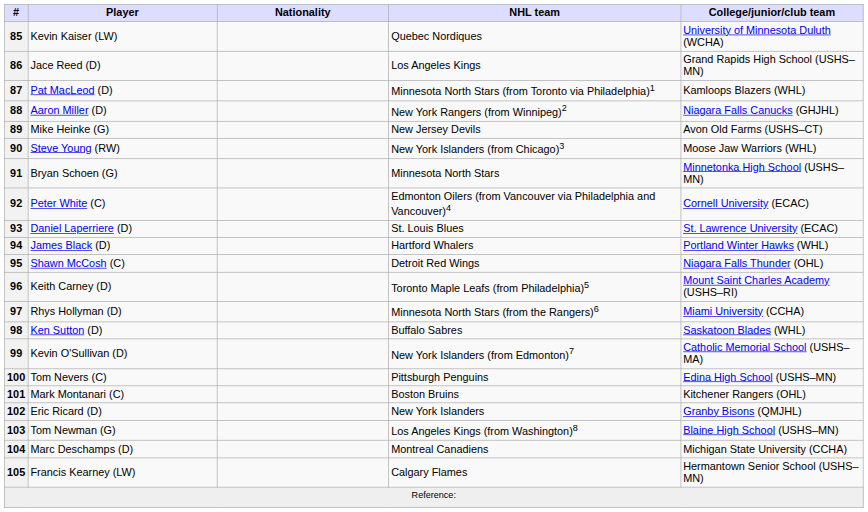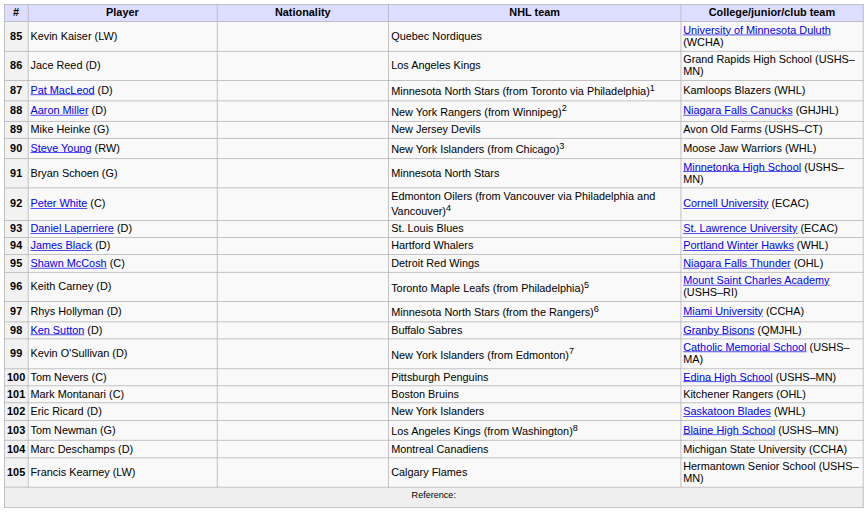(744, 330) Saskatoon Blades (WHL) -> (742, 330) Granby Bisons (QMJHL)
(742, 411) Granby Bisons (QMJHL) -> (744, 411) Saskatoon Blades (WHL)
